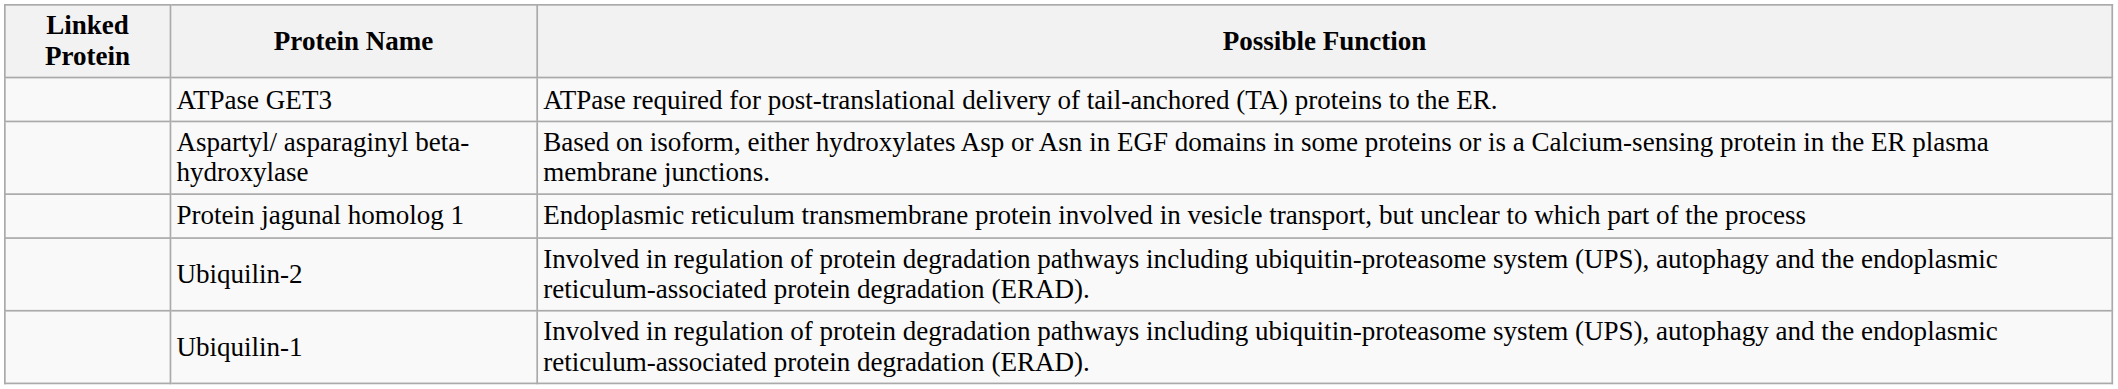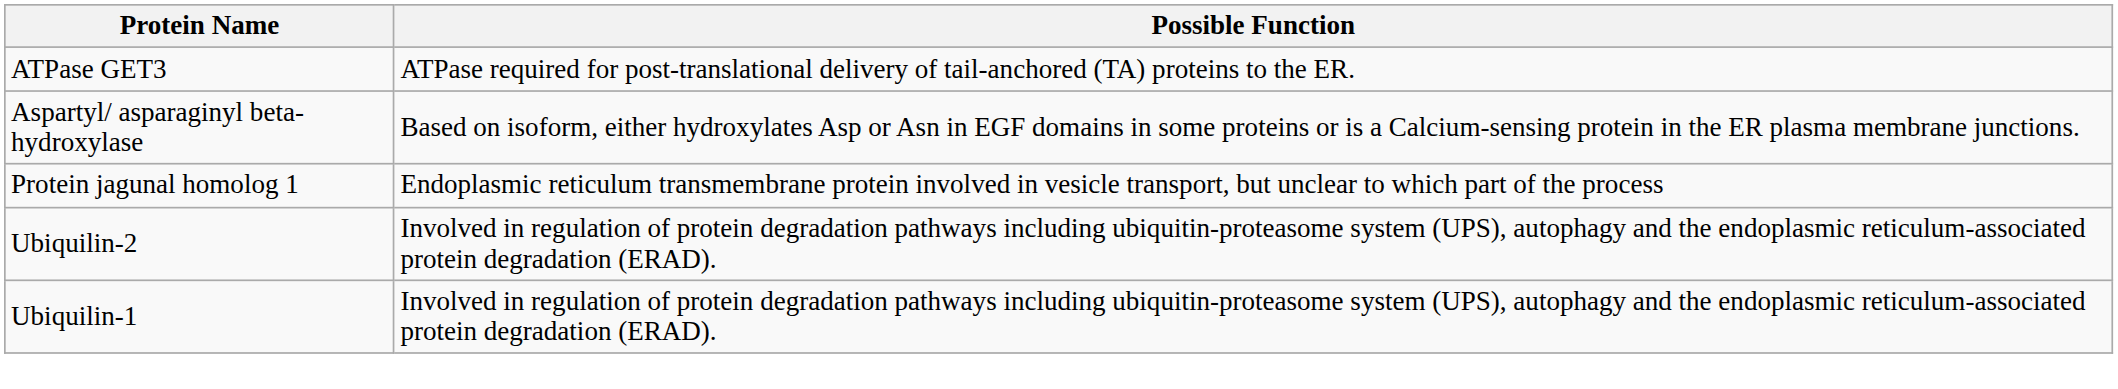- column: (88, 41)
